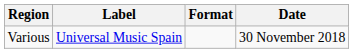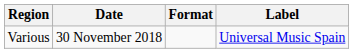columns swapped: (292, 15) <-> (119, 15)
